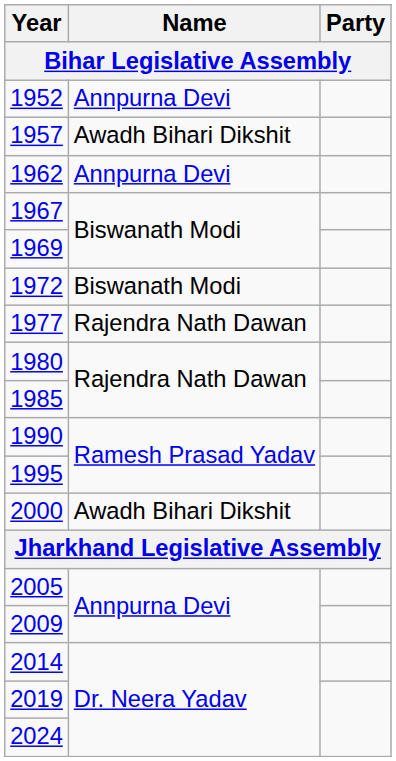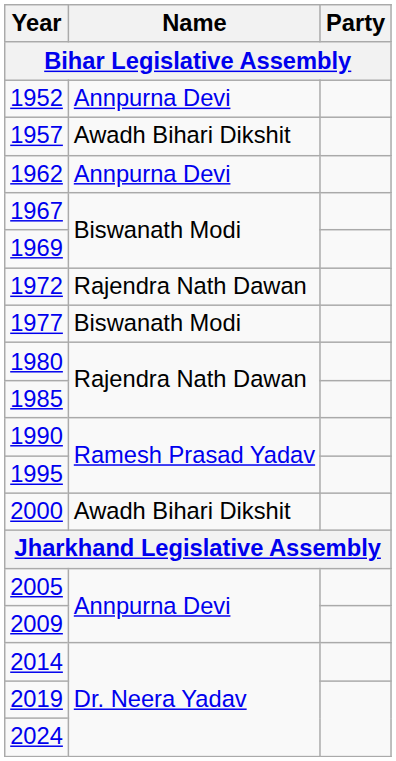(157, 286) Biswanath Modi -> (190, 286) Rajendra Nath Dawan
(190, 323) Rajendra Nath Dawan -> (157, 323) Biswanath Modi
